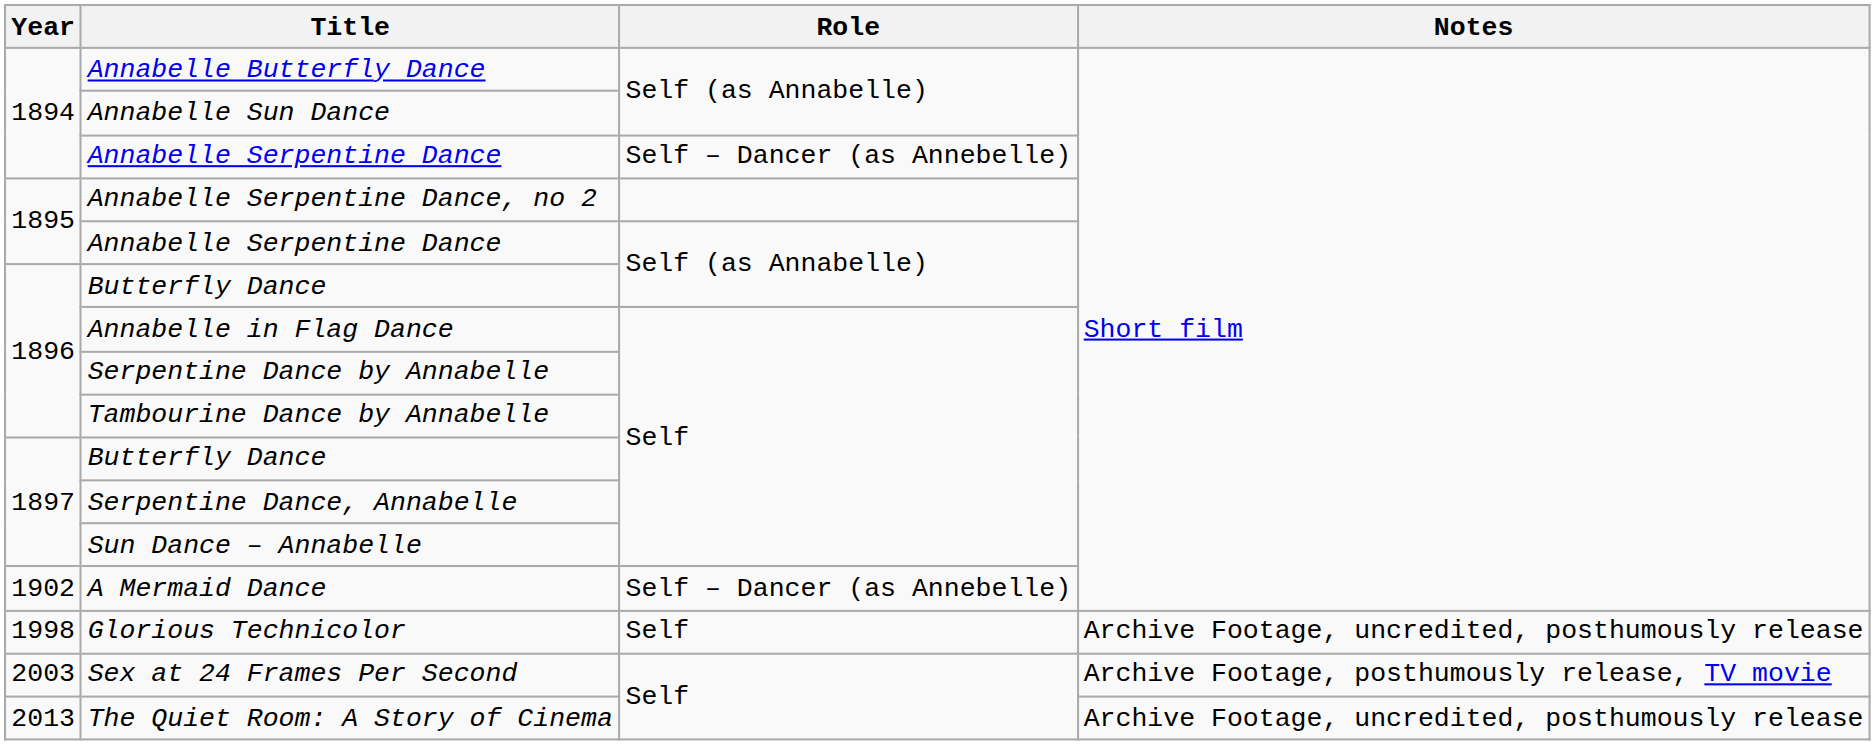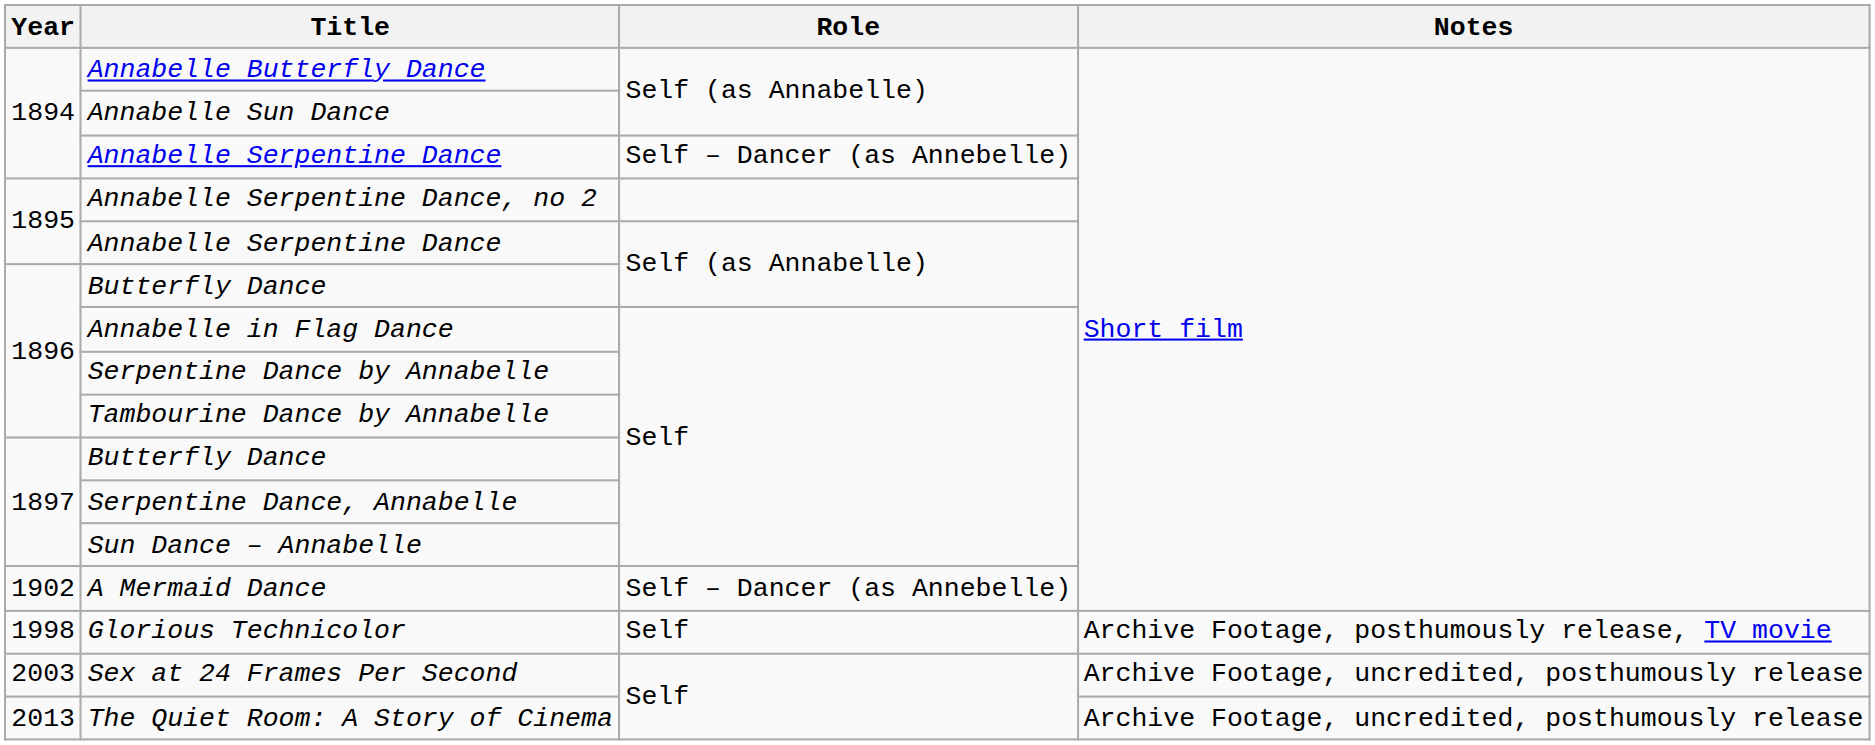(1474, 632) Archive Footage, uncredited, posthumously release -> (1458, 632) Archive Footage, posthumously release, TV movie
(1458, 675) Archive Footage, posthumously release, TV movie -> (1474, 675) Archive Footage, uncredited, posthumously release
